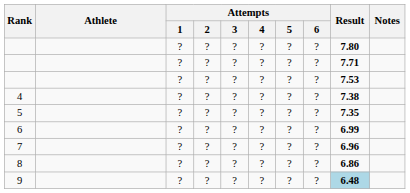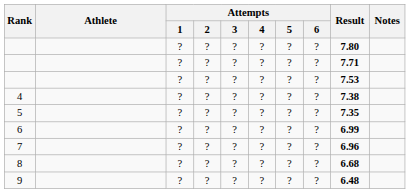(350, 163) 6.86 -> (350, 163) 6.68
(350, 180) lightblue background -> (350, 180) no background
